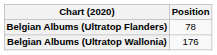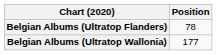(191, 42) 176 -> (191, 42) 177
